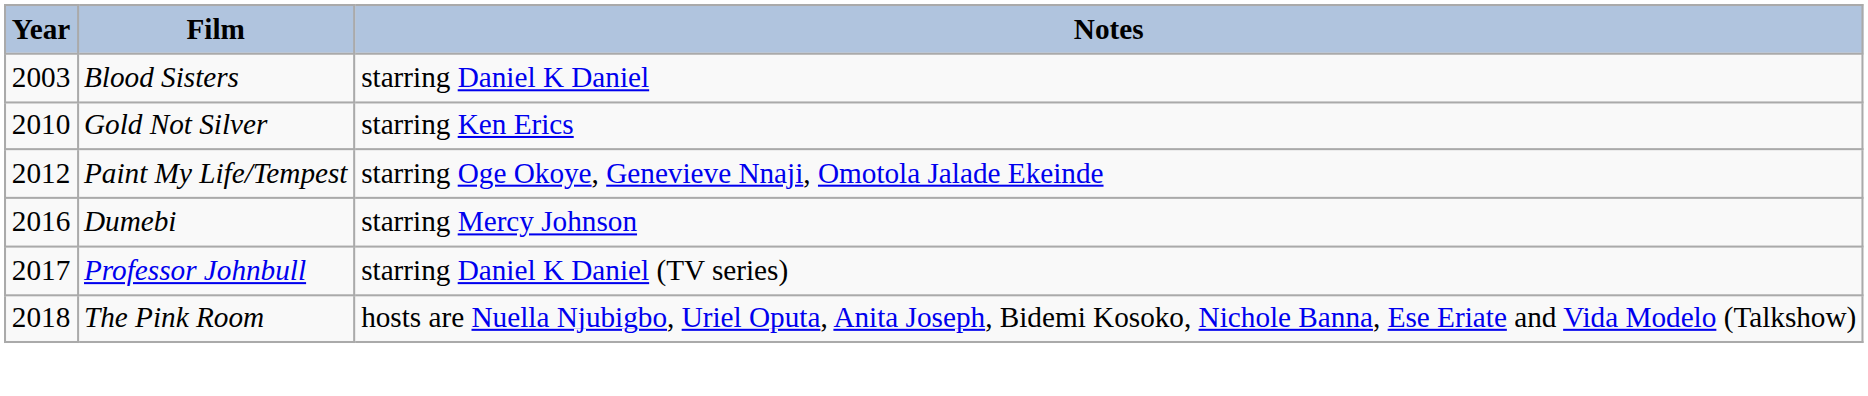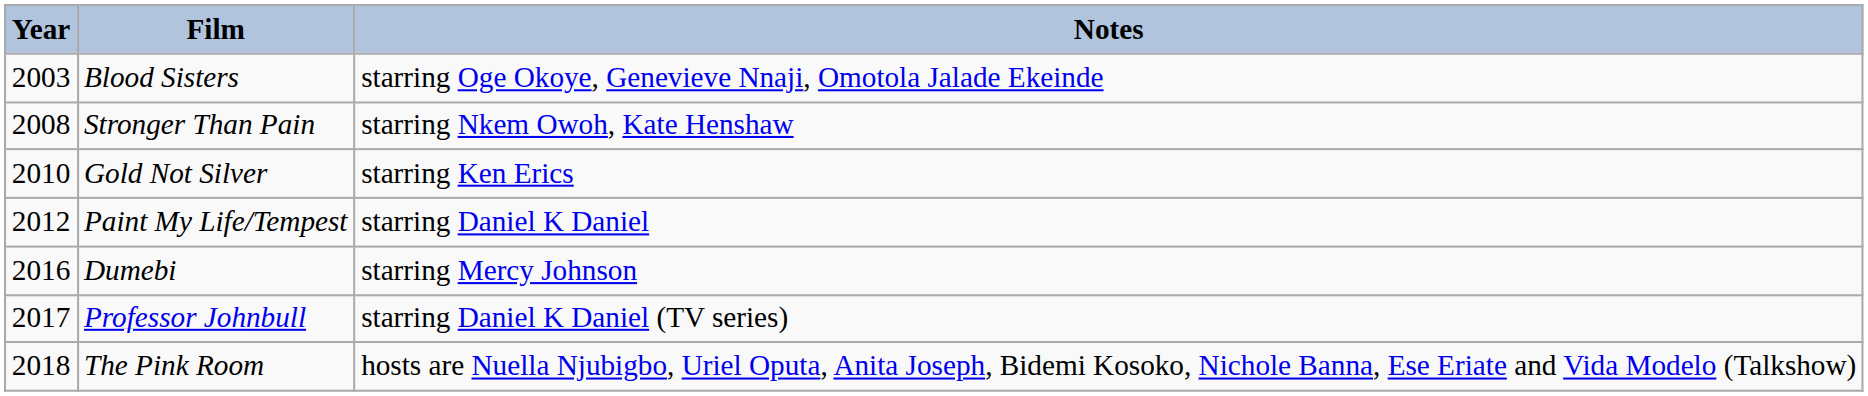(505, 77) starring Daniel K Daniel -> (732, 77) starring Oge Okoye, Genevieve Nnaji, Omotola Jalade Ekeinde
+ row: (199, 125)
(732, 173) starring Oge Okoye, Genevieve Nnaji, Omotola Jalade Ekeinde -> (505, 221) starring Daniel K Daniel
